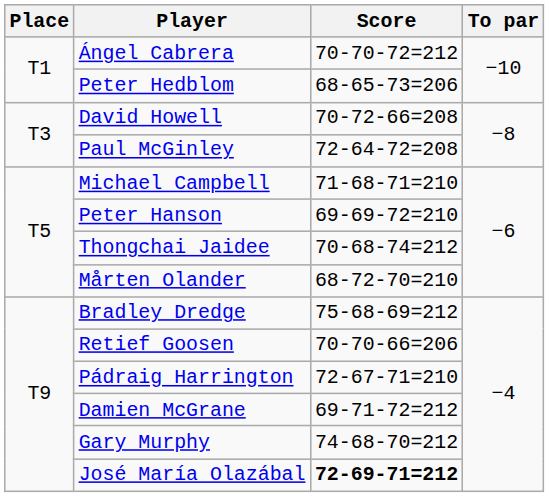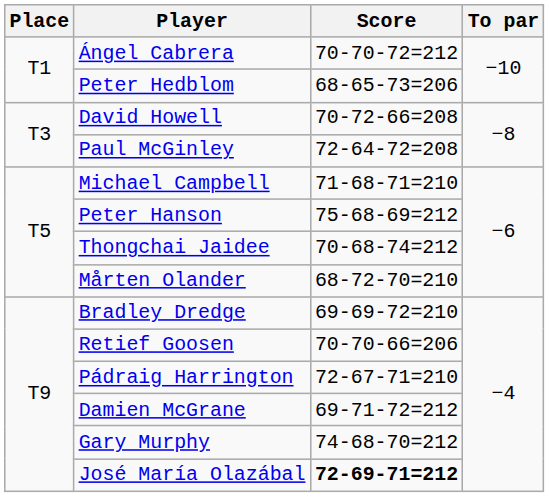(387, 215) 69-69-72=210 -> (387, 215) 75-68-69=212
(387, 313) 75-68-69=212 -> (387, 313) 69-69-72=210
